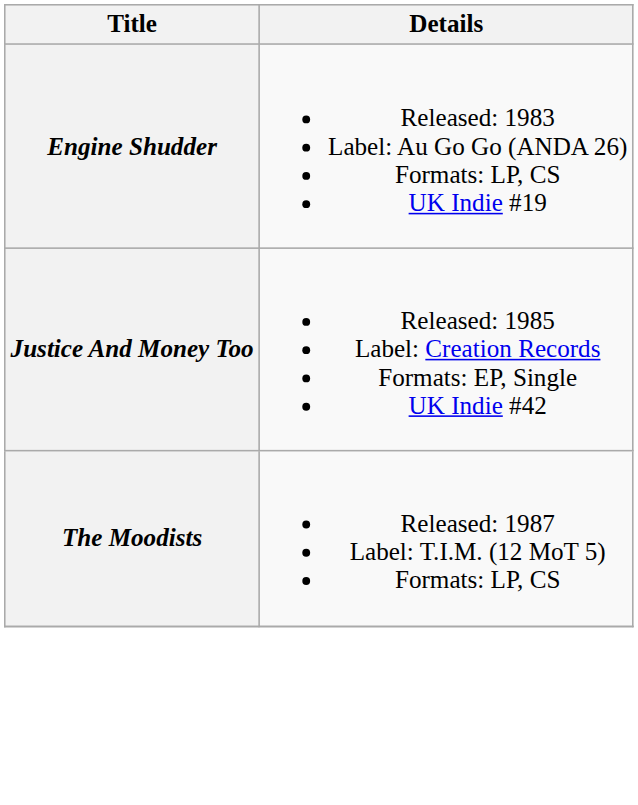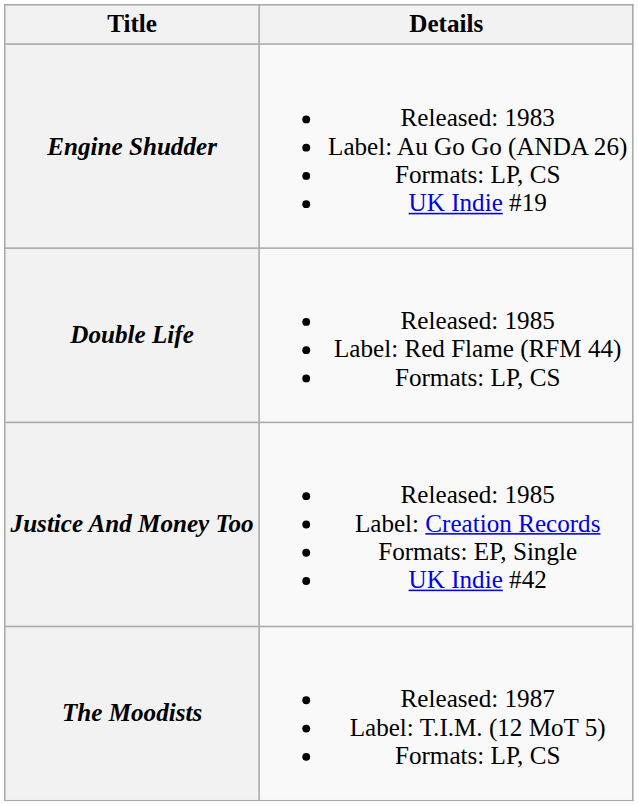+ row: (132, 334)
